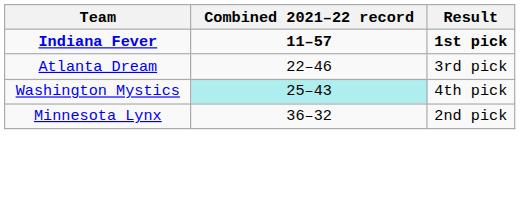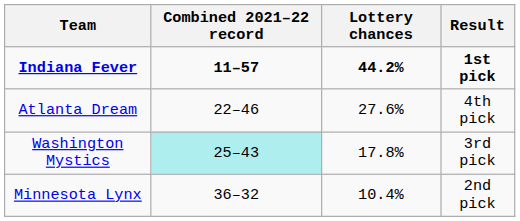+ column: (381, 26)
(471, 67) 3rd pick -> (477, 110) 4th pick
(471, 91) 4th pick -> (477, 153) 3rd pick
